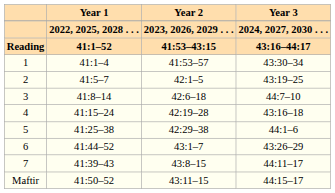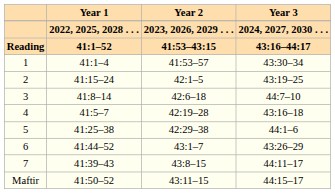(94, 79) 41:5–7 -> (94, 79) 41:15–24
(94, 113) 41:15–24 -> (94, 113) 41:5–7
